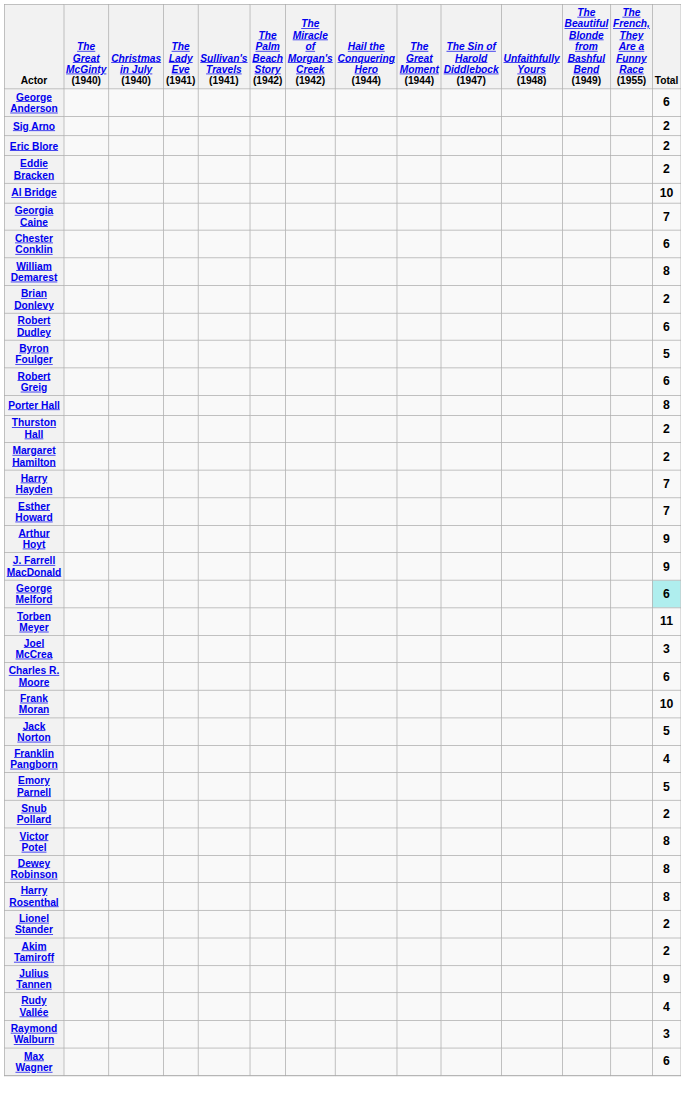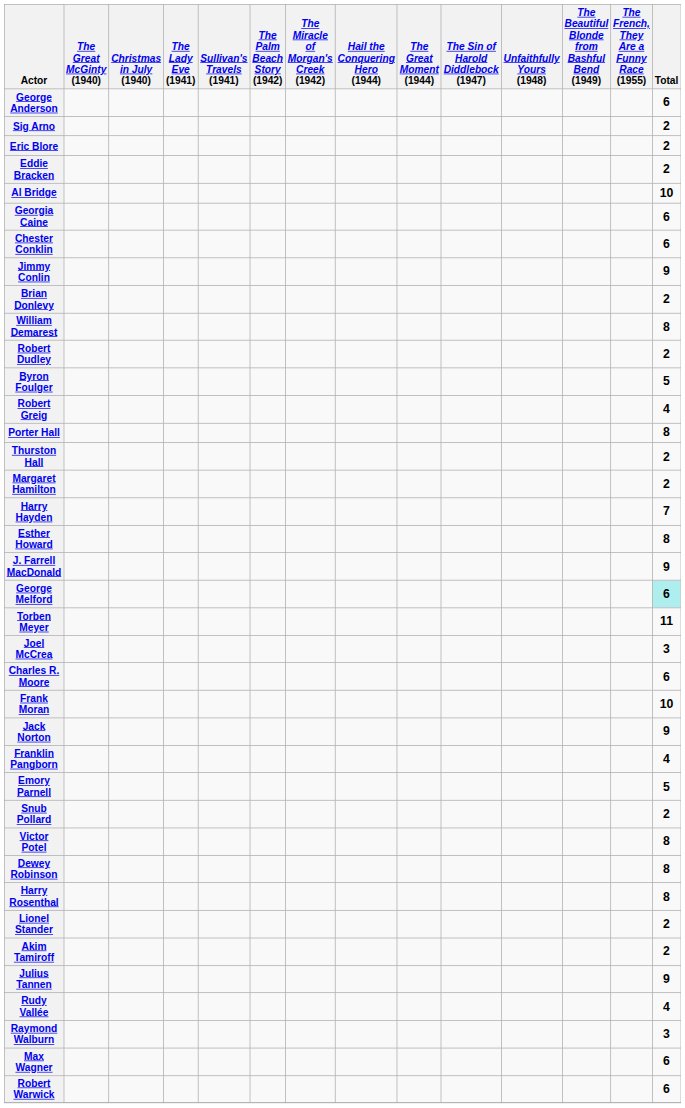(667, 217) 7 -> (667, 217) 6
+ row: (34, 272)
rows swapped: (34, 272) <-> (34, 299)
(667, 327) 6 -> (667, 354) 2
(667, 382) 6 -> (667, 409) 4
(667, 511) 7 -> (667, 539) 8
- row: (34, 539)
(667, 732) 5 -> (667, 732) 9
+ row: (34, 1090)
